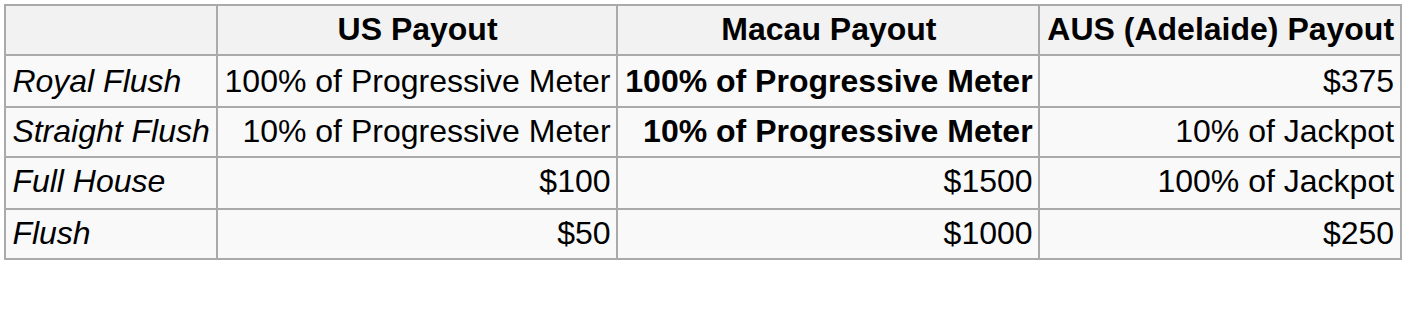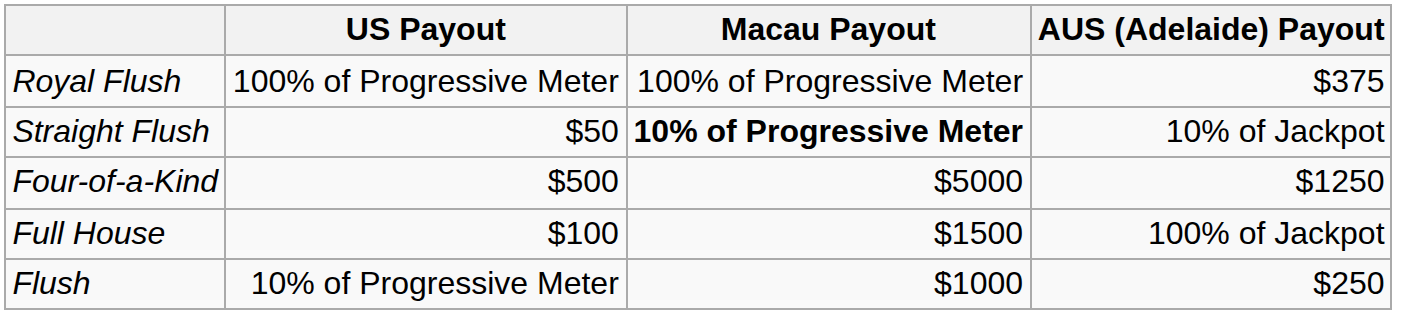(829, 80) bold -> (830, 80) normal
(426, 131) 10% of Progressive Meter -> (592, 131) $50
+ row: (115, 182)
(584, 232) $50 -> (435, 283) 10% of Progressive Meter
